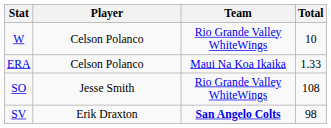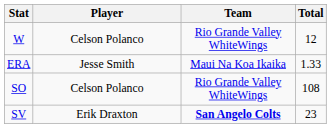(311, 38) 10 -> (311, 38) 12
(107, 63) Celson Polanco -> (107, 63) Jesse Smith
(107, 89) Jesse Smith -> (107, 89) Celson Polanco
(311, 114) 98 -> (311, 114) 23
